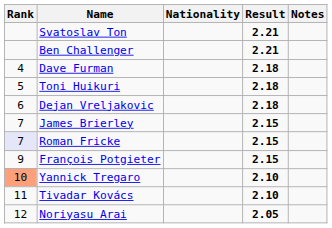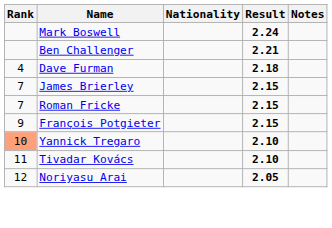+ row: (80, 32)
- row: (83, 32)
- row: (80, 86)
- row: (97, 105)
(21, 141) lavender background -> (21, 105) no background
